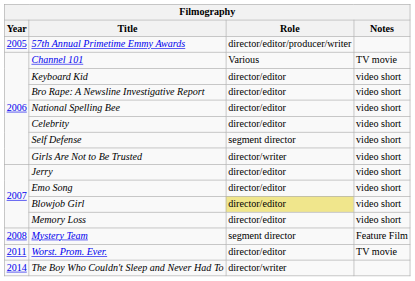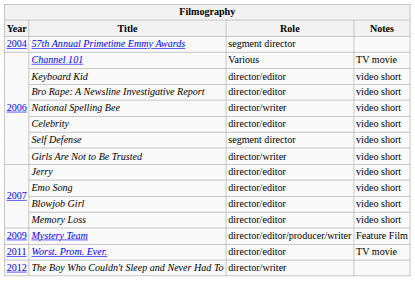(17, 44) 2005 -> (17, 44) 2004
(290, 44) director/editor/producer/writer -> (262, 44) segment director
(257, 108) director/editor -> (257, 108) director/writer
(257, 204) khaki background -> (257, 204) no background
(17, 236) 2008 -> (17, 236) 2009
(262, 236) segment director -> (290, 236) director/editor/producer/writer
(17, 268) 2014 -> (17, 268) 2012
